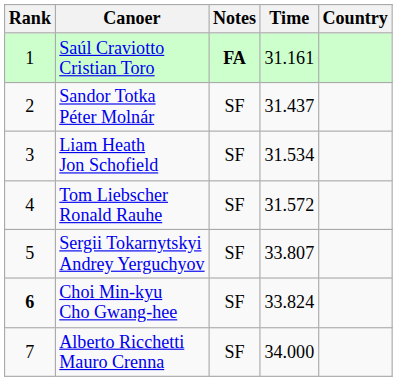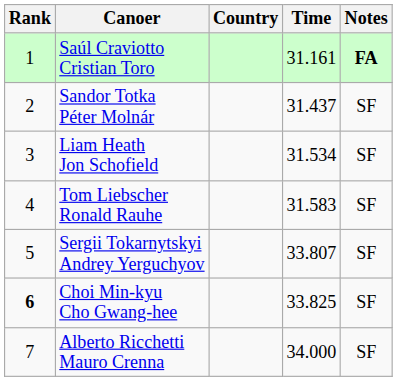columns swapped: (355, 18) <-> (235, 18)
(289, 204) 31.572 -> (311, 204) 31.583
(289, 302) 33.824 -> (311, 302) 33.825
